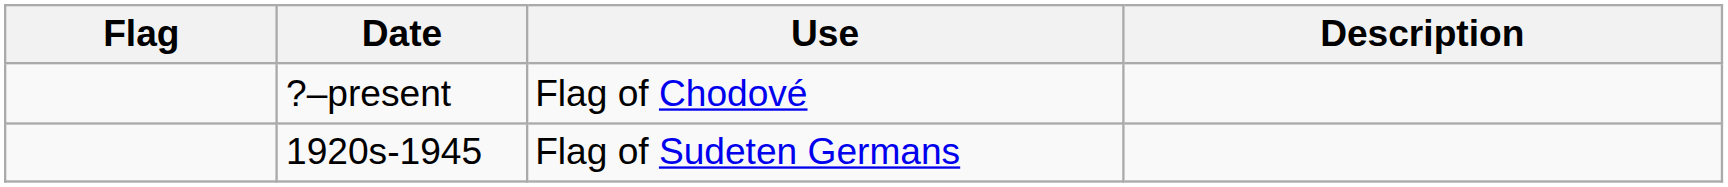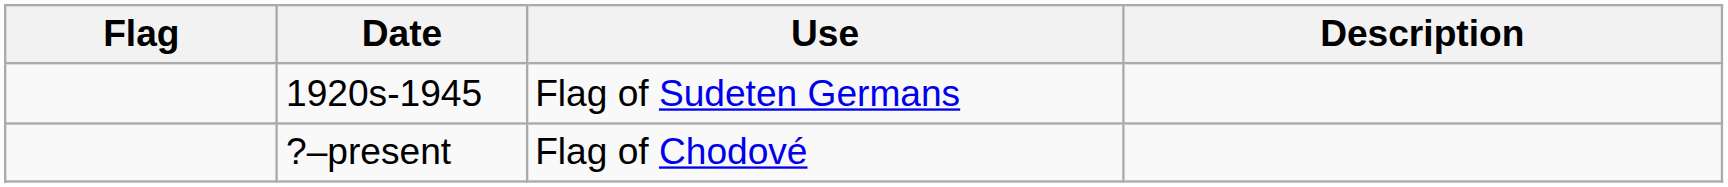rows swapped: (369, 92) <-> (384, 151)
